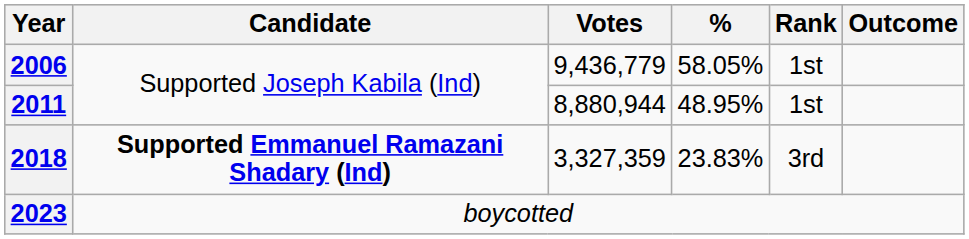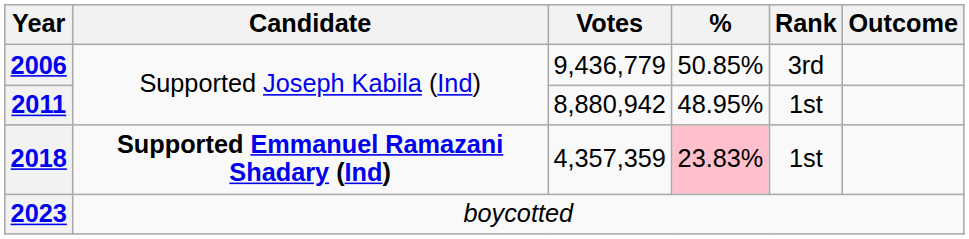(720, 64) 58.05% -> (720, 64) 50.85%
(806, 64) 1st -> (806, 64) 3rd
(610, 104) 8,880,944 -> (610, 104) 8,880,942
(610, 159) 3,327,359 -> (610, 159) 4,357,359
(720, 159) no background -> (720, 159) pink background
(806, 159) 3rd -> (806, 159) 1st
